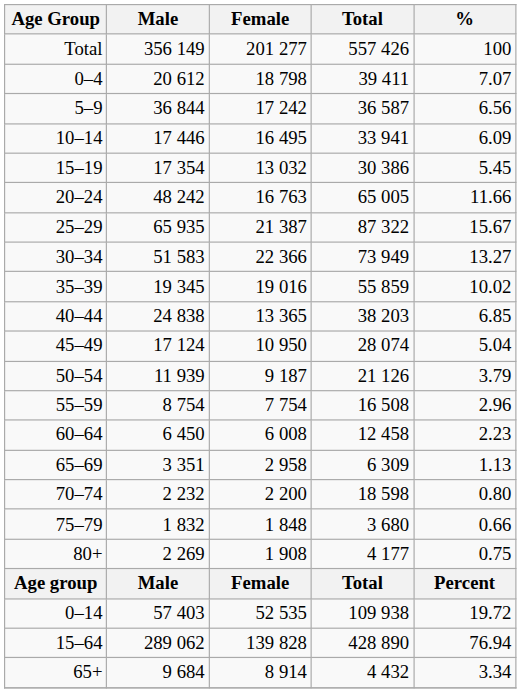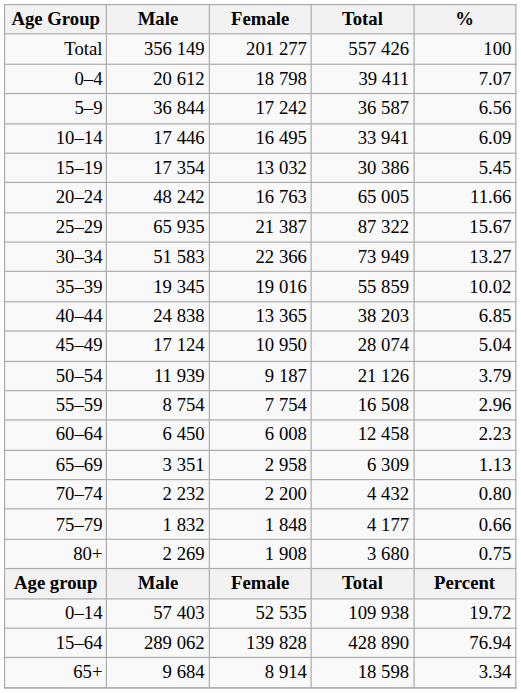(383, 494) 18 598 -> (388, 494) 4 432
(388, 524) 3 680 -> (388, 524) 4 177
(388, 553) 4 177 -> (388, 553) 3 680
(388, 672) 4 432 -> (383, 672) 18 598
